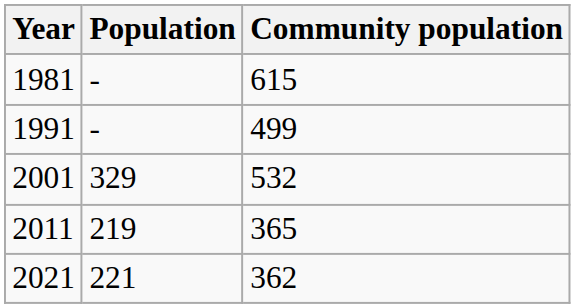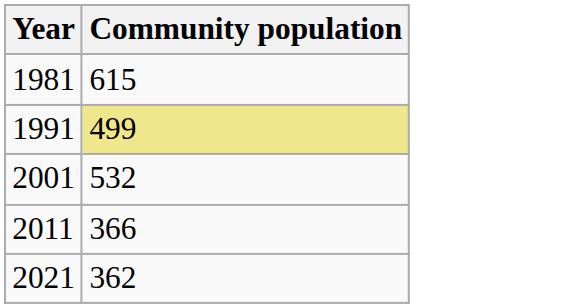- column: (163, 29)
(274, 128) no background -> (113, 128) khaki background
(274, 228) 365 -> (113, 228) 366
